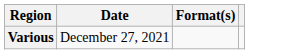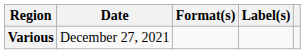+ column: (266, 15)
